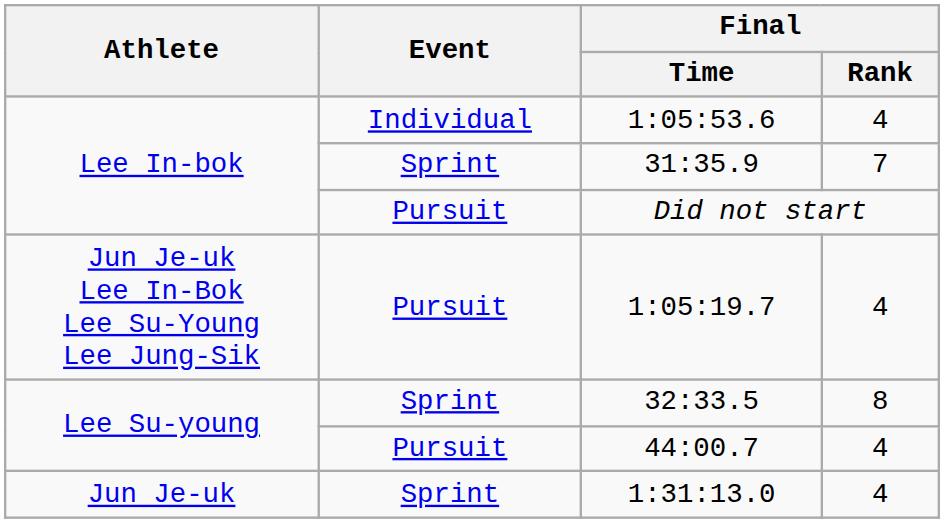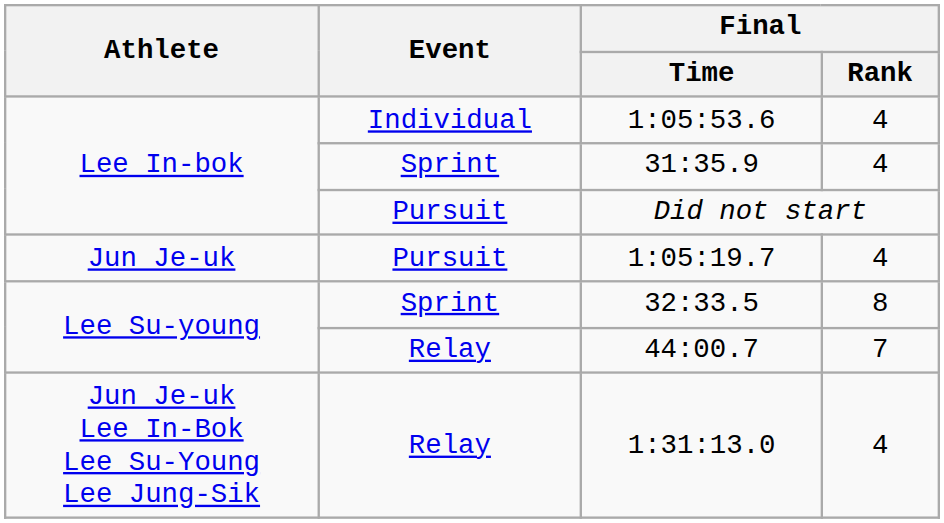(880, 166) 7 -> (880, 166) 4
(162, 307) Jun Je-uk Lee In-Bok Lee Su-Young Lee Jung-Sik -> (162, 258) Jun Je-uk
(450, 448) Pursuit -> (450, 350) Relay
(880, 448) 4 -> (880, 350) 7
(162, 494) Jun Je-uk -> (162, 445) Jun Je-uk Lee In-Bok Lee Su-Young Lee Jung-Sik
(450, 494) Sprint -> (450, 445) Relay
